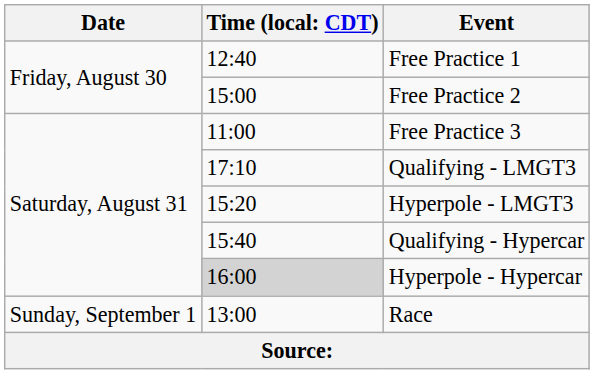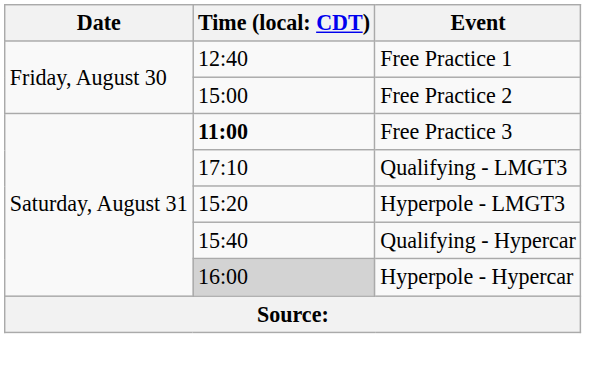(231, 131) normal -> (223, 131) bold
- row: (411, 313)
